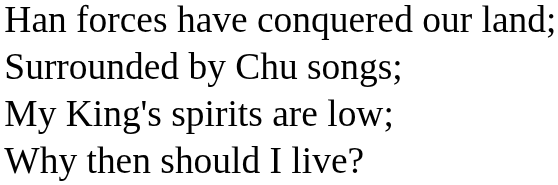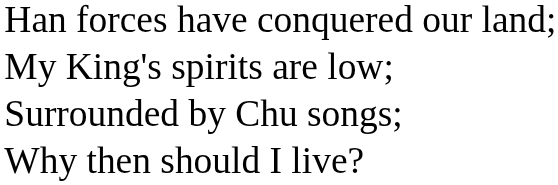rows swapped: (204, 66) <-> (199, 113)
